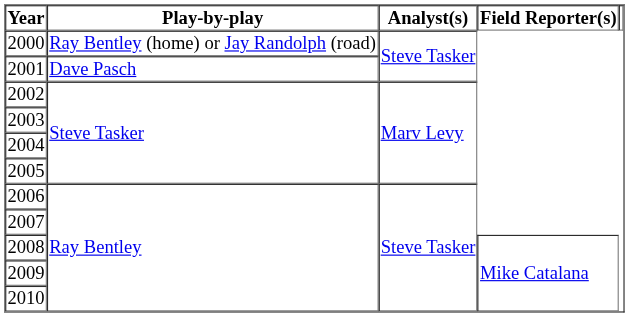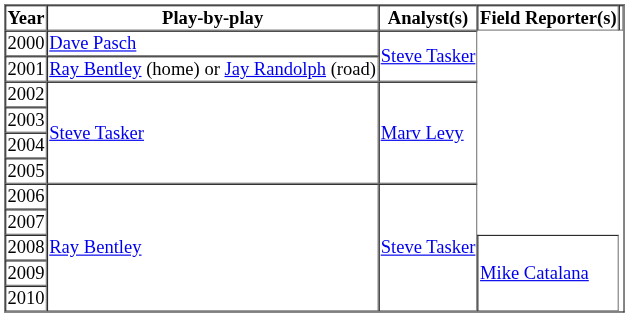(213, 43) Ray Bentley (home) or Jay Randolph (road) -> (93, 43) Dave Pasch
(93, 68) Dave Pasch -> (213, 68) Ray Bentley (home) or Jay Randolph (road)
